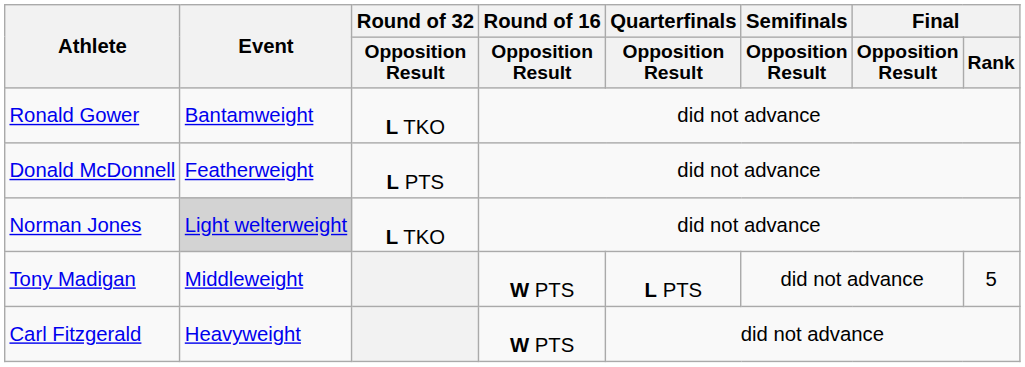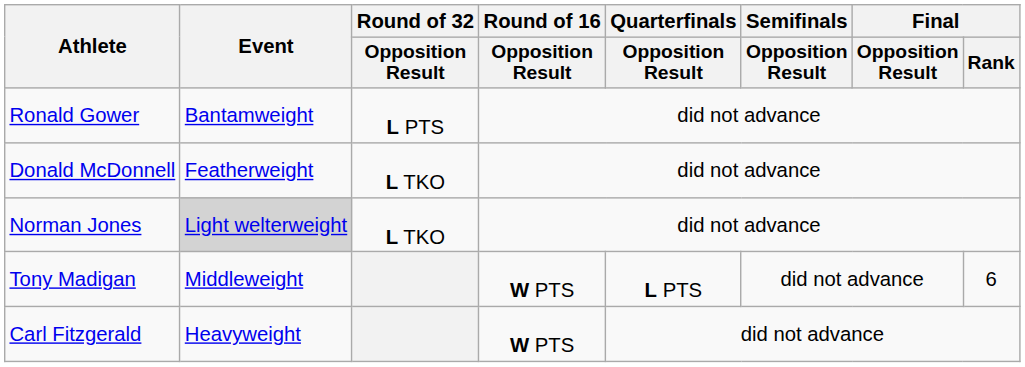(415, 127) L TKO -> (415, 127) L PTS
(415, 182) L PTS -> (415, 182) L TKO
(991, 280) 5 -> (991, 280) 6
